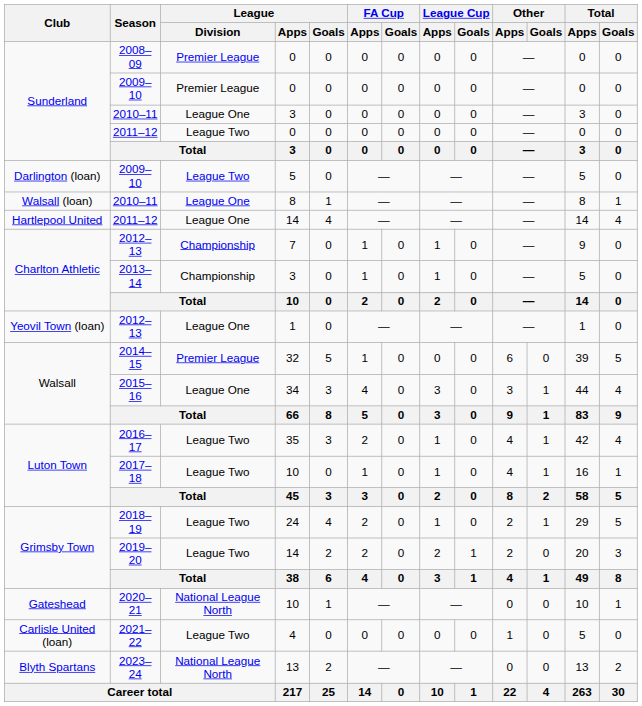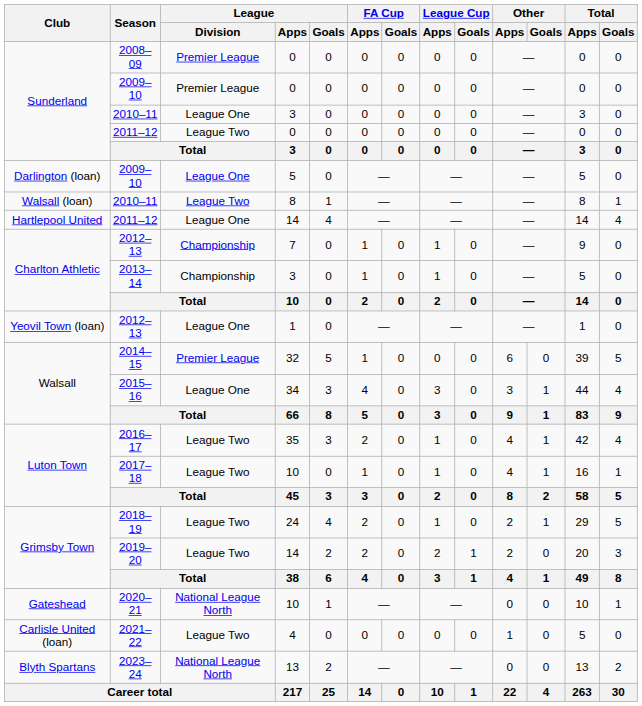(218, 176) League Two -> (218, 176) League One
(218, 201) League One -> (218, 201) League Two
